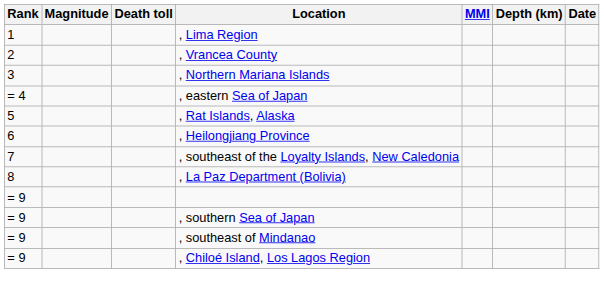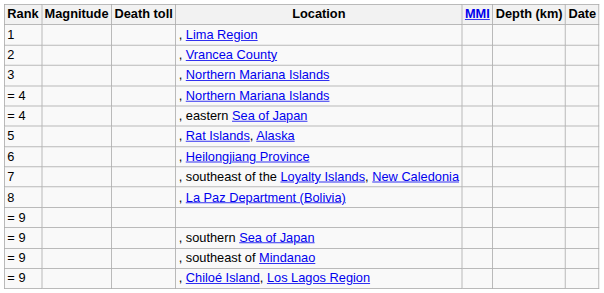+ row: (16, 95)
